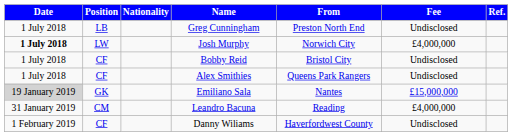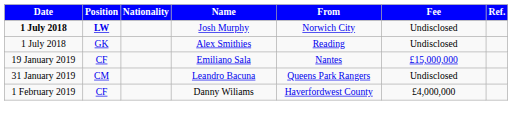- row: (224, 28)
(102, 44) normal -> (102, 28) bold
(434, 44) £4,000,000 -> (434, 28) Undisclosed
- row: (224, 60)
(102, 76) CF -> (102, 44) GK
(329, 76) Queens Park Rangers -> (329, 44) Reading
(43, 92) lightgrey background -> (43, 60) no background
(102, 92) GK -> (102, 60) CF
(329, 108) Reading -> (329, 76) Queens Park Rangers
(434, 108) £4,000,000 -> (434, 76) Undisclosed
(434, 124) Undisclosed -> (434, 92) £4,000,000
